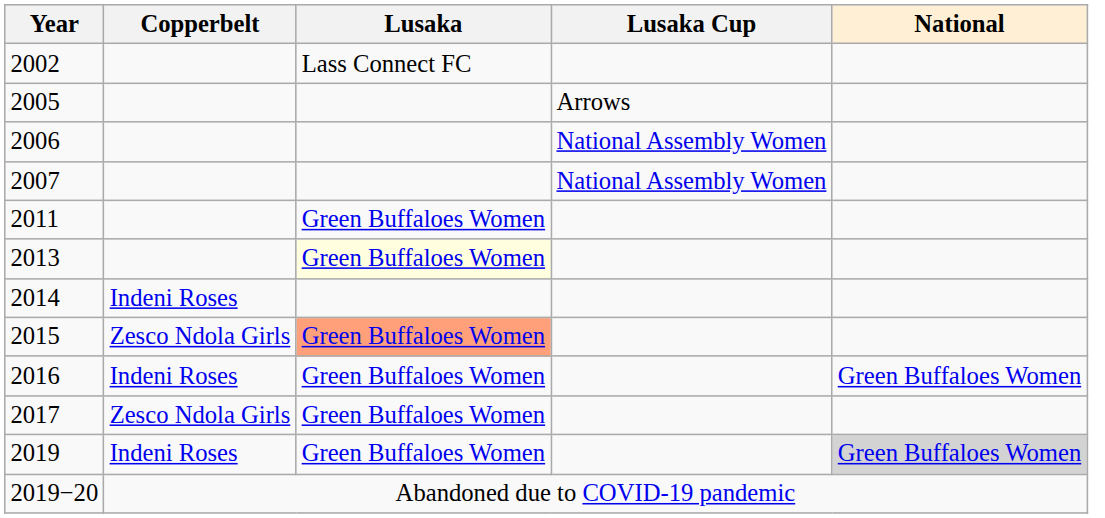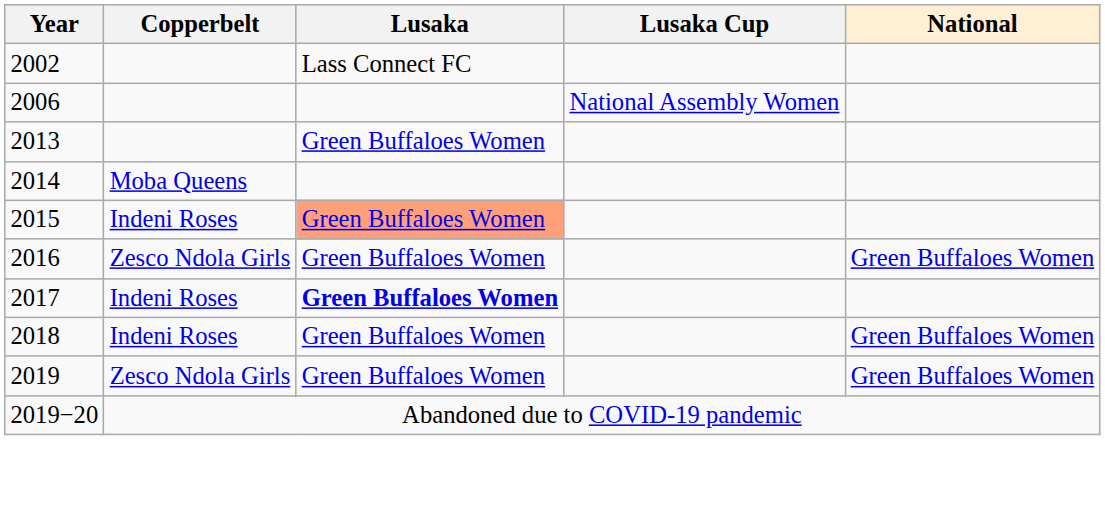- row: (35, 102)
- row: (35, 180)
- row: (35, 219)
(423, 258) lightyellow background -> (423, 141) no background
(174, 297) Indeni Roses -> (178, 180) Moba Queens
(200, 336) Zesco Ndola Girls -> (174, 219) Indeni Roses
(174, 375) Indeni Roses -> (200, 258) Zesco Ndola Girls
(200, 414) Zesco Ndola Girls -> (174, 297) Indeni Roses
(423, 414) normal -> (430, 297) bold
+ row: (35, 336)
(174, 453) Indeni Roses -> (200, 375) Zesco Ndola Girls
(959, 453) lightgrey background -> (972, 375) no background
